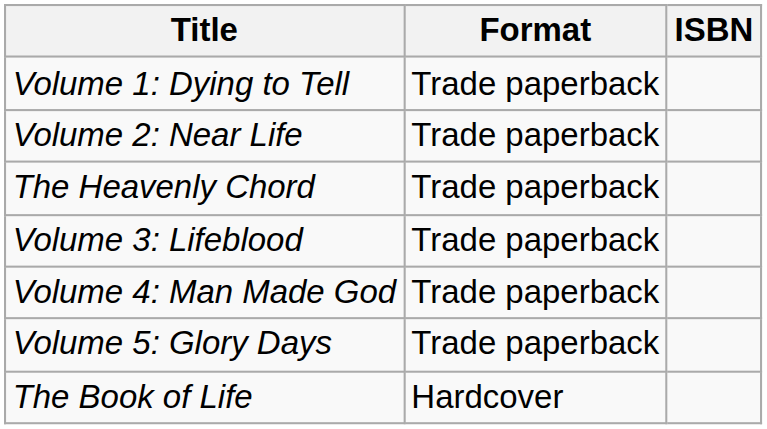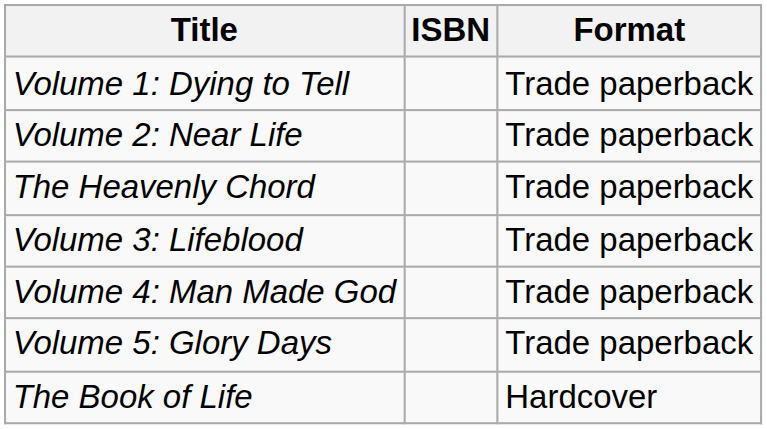columns swapped: (535, 30) <-> (714, 30)
